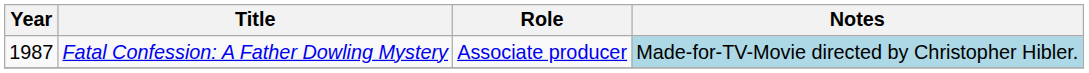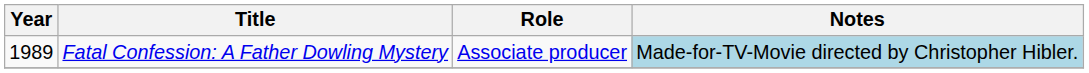(31, 51) 1987 -> (31, 51) 1989
